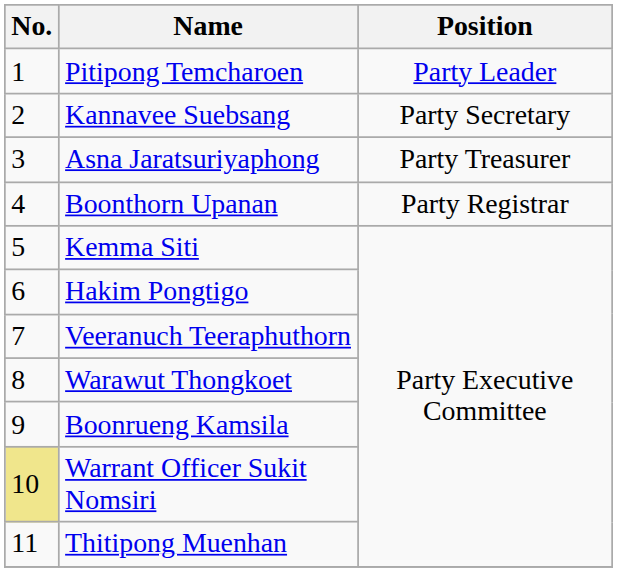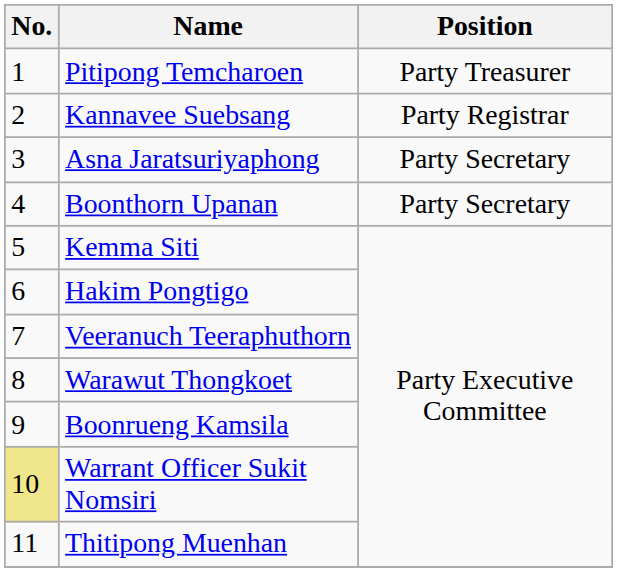(485, 70) Party Leader -> (485, 70) Party Treasurer
(485, 114) Party Secretary -> (485, 114) Party Registrar
(485, 159) Party Treasurer -> (485, 159) Party Secretary
(485, 203) Party Registrar -> (485, 203) Party Secretary
